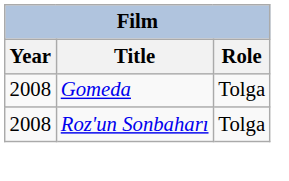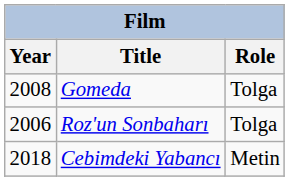(30, 124) 2008 -> (30, 124) 2006
+ row: (141, 158)
